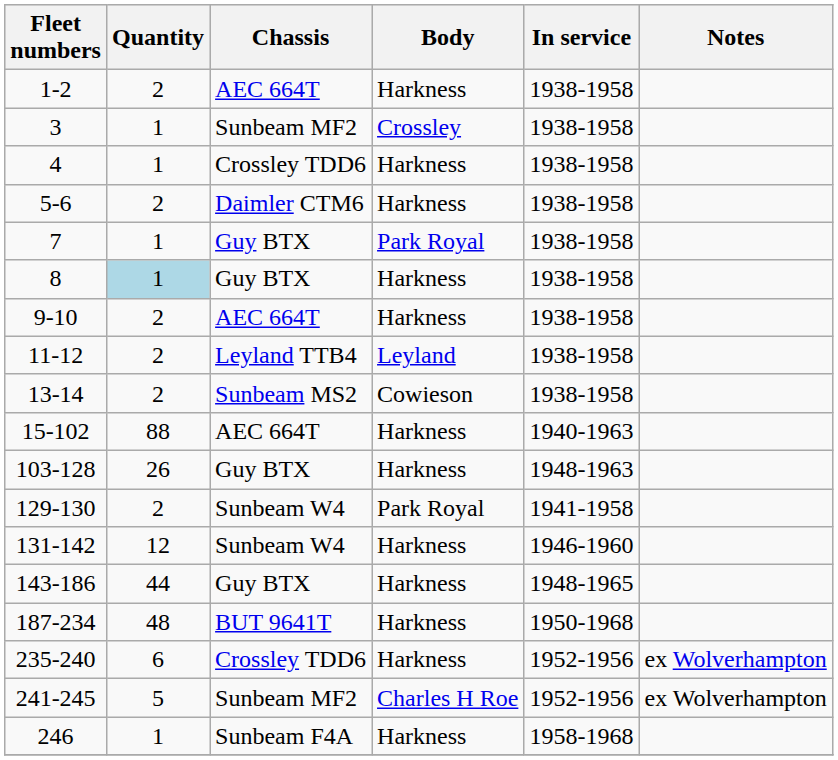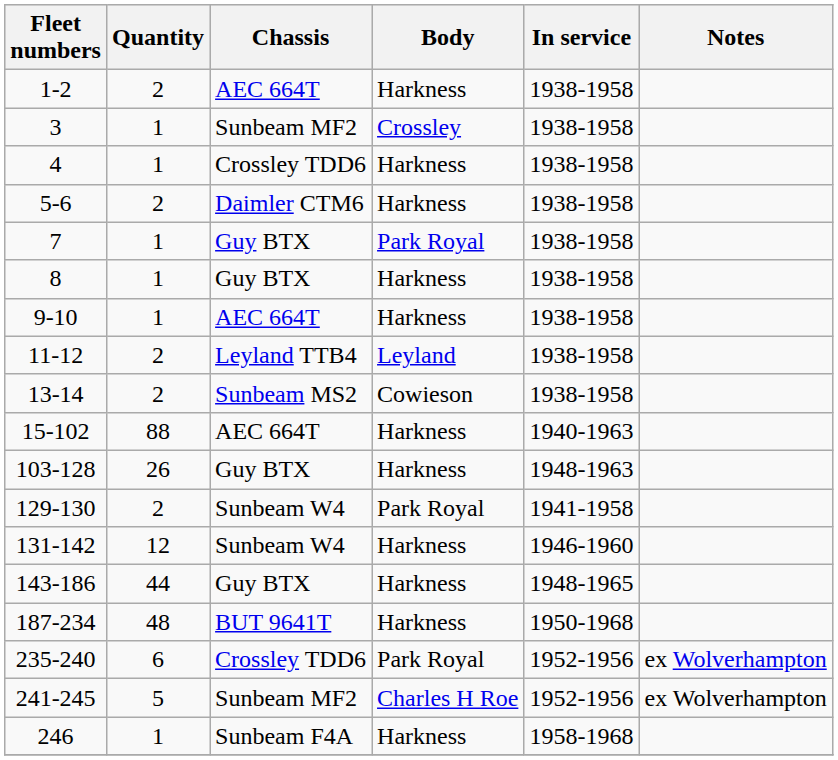(158, 278) lightblue background -> (158, 278) no background
(158, 316) 2 -> (158, 316) 1
(422, 659) Harkness -> (431, 659) Park Royal
